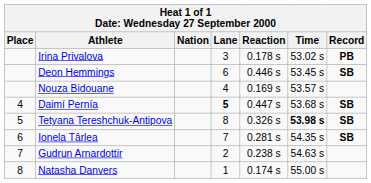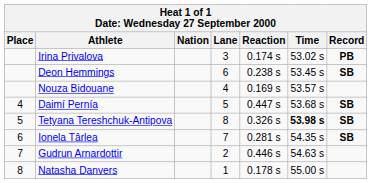(264, 56) 0.178 s -> (264, 56) 0.174 s
(264, 72) 0.446 s -> (264, 72) 0.238 s
(226, 105) bold -> (226, 105) normal
(264, 154) 0.238 s -> (264, 154) 0.446 s
(264, 170) 0.174 s -> (264, 170) 0.178 s
